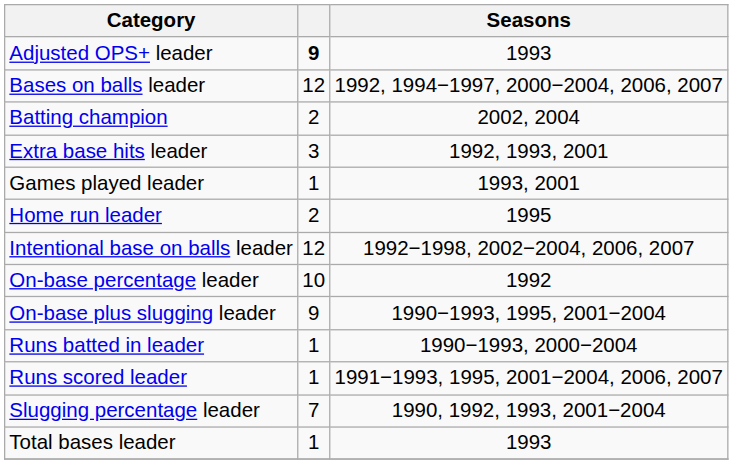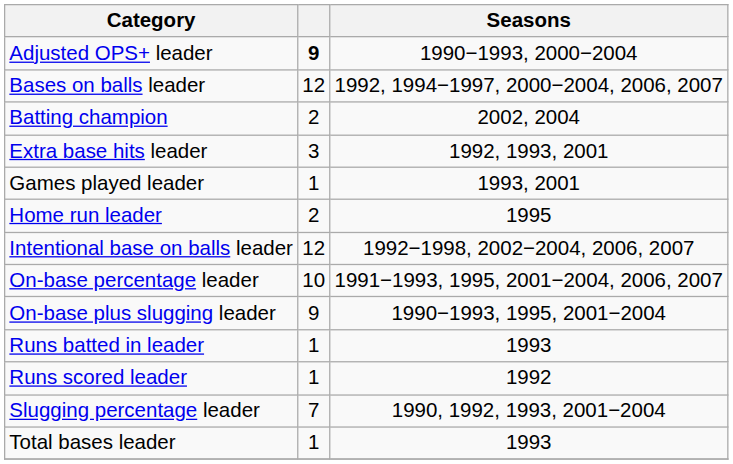(529, 53) 1993 -> (529, 53) 1990−1993, 2000−2004
(529, 280) 1992 -> (529, 280) 1991−1993, 1995, 2001−2004, 2006, 2007
(529, 345) 1990−1993, 2000−2004 -> (529, 345) 1993
(529, 378) 1991−1993, 1995, 2001−2004, 2006, 2007 -> (529, 378) 1992
